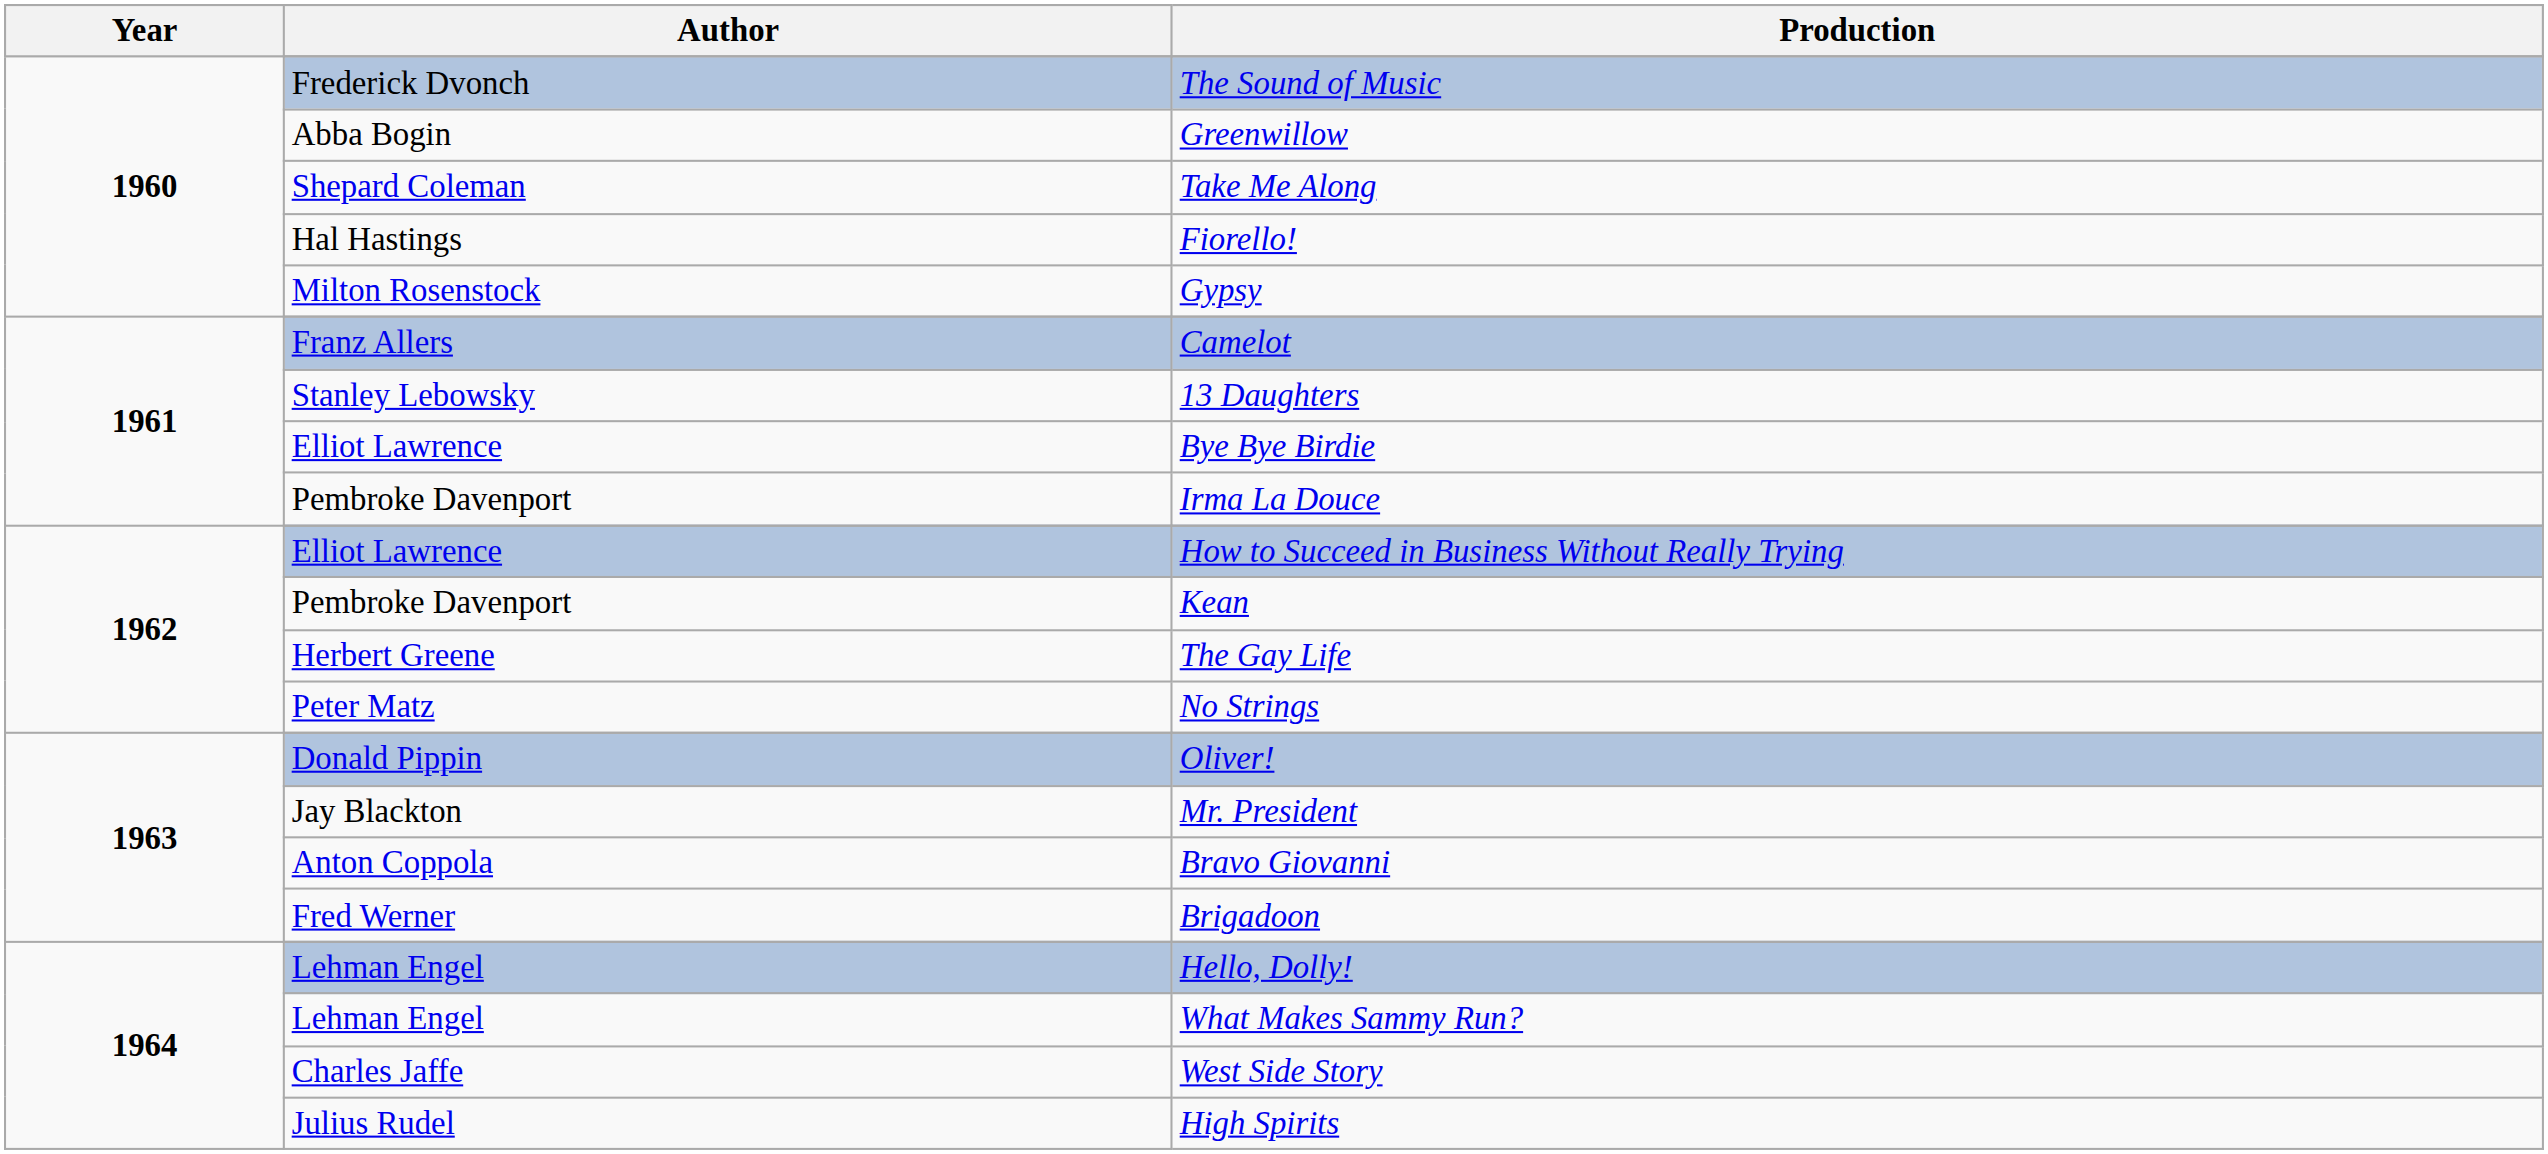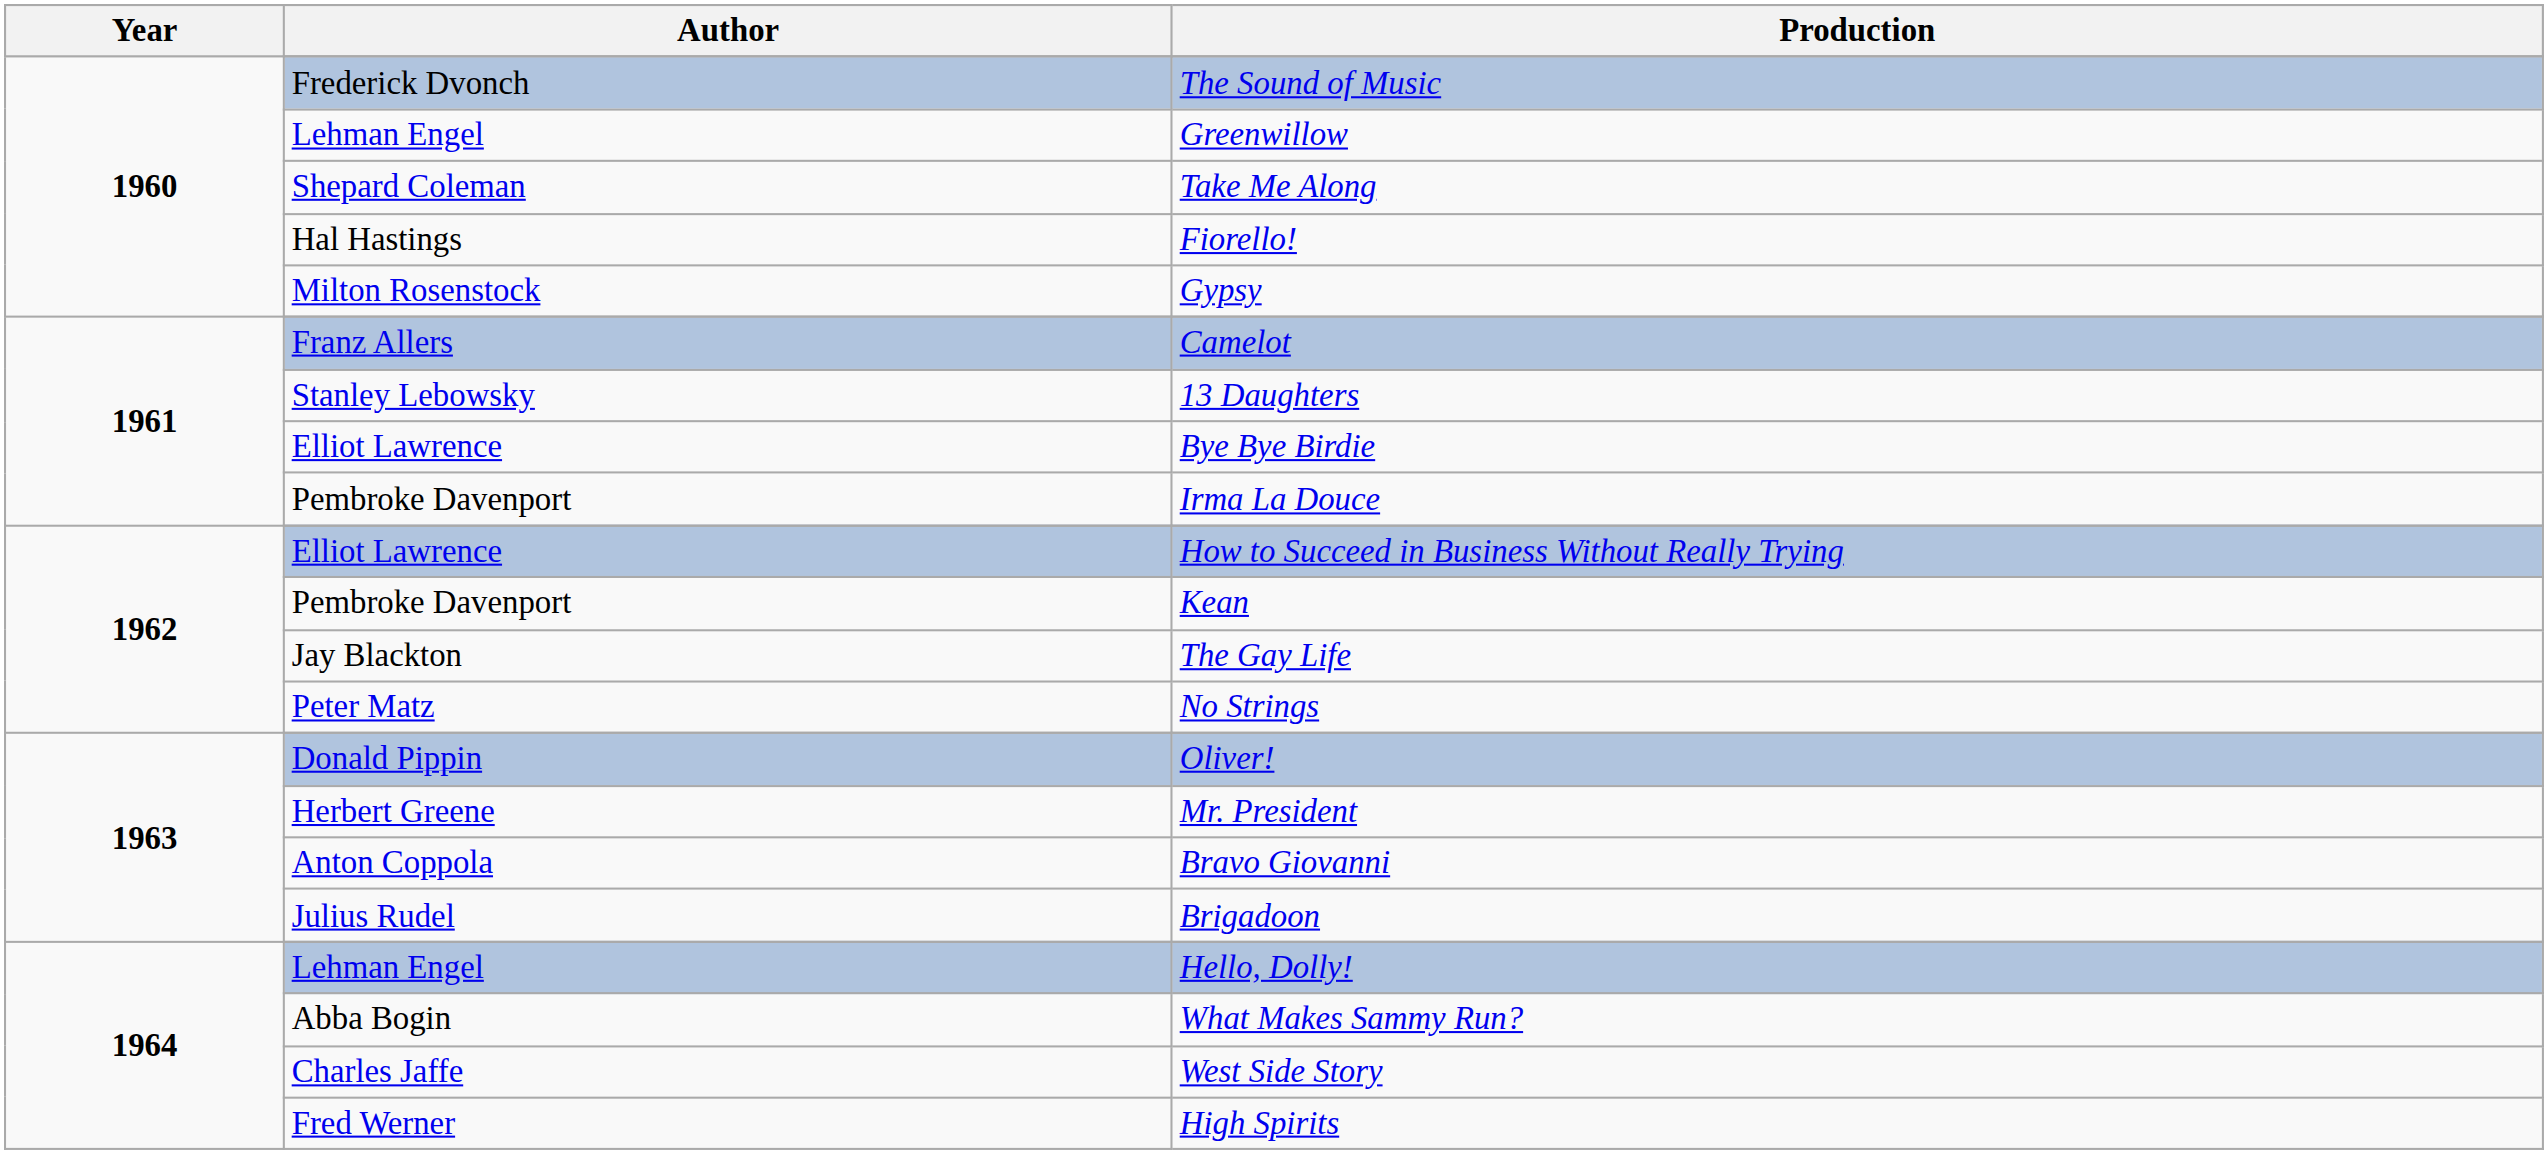(371, 134) Abba Bogin -> (388, 134) Lehman Engel
(393, 654) Herbert Greene -> (377, 654) Jay Blackton
(377, 810) Jay Blackton -> (393, 810) Herbert Greene
(373, 914) Fred Werner -> (373, 914) Julius Rudel
(388, 1018) Lehman Engel -> (371, 1018) Abba Bogin
(373, 1122) Julius Rudel -> (373, 1122) Fred Werner
